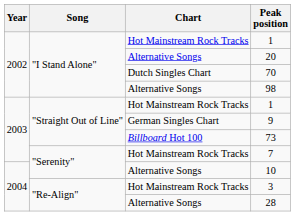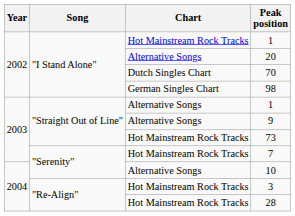(165, 89) Alternative Songs -> (173, 89) German Singles Chart
(188, 105) Hot Mainstream Rock Tracks -> (165, 105) Alternative Songs
(173, 121) German Singles Chart -> (165, 121) Alternative Songs
(165, 137) Billboard Hot 100 -> (188, 137) Hot Mainstream Rock Tracks
(165, 202) Alternative Songs -> (188, 202) Hot Mainstream Rock Tracks
